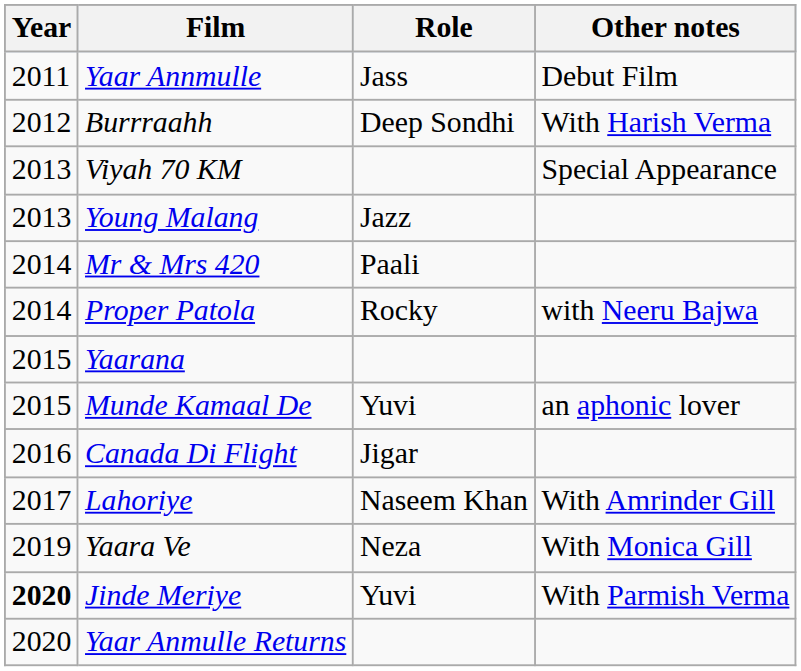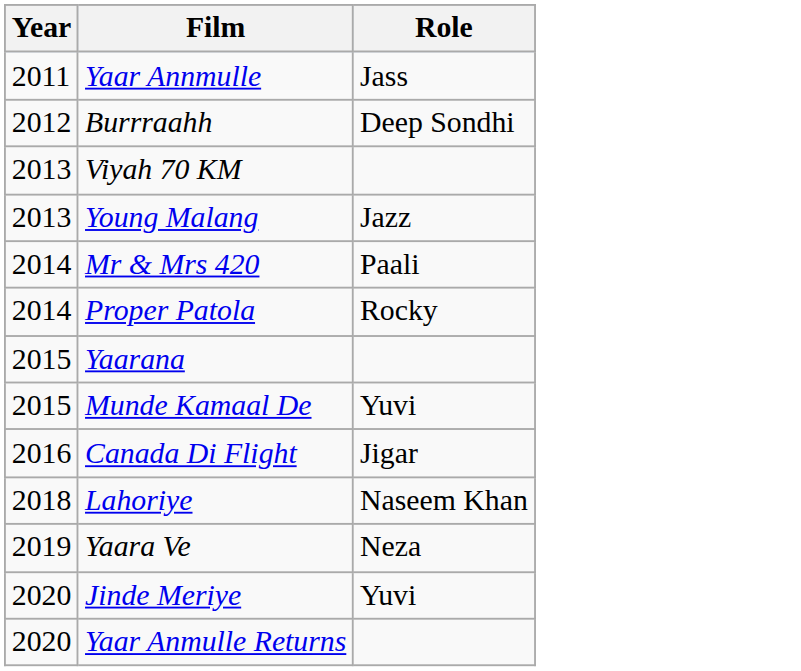- column: (665, 28)
(42, 500) 2017 -> (42, 500) 2018
(42, 594) bold -> (42, 594) normal
